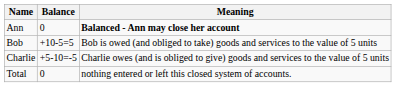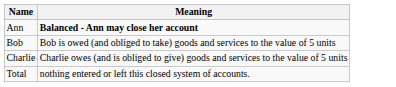- column: (58, 12)
